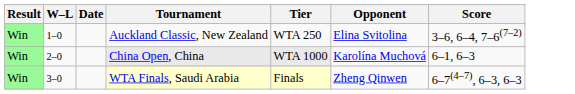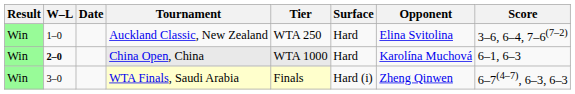+ column: (354, 14)
(54, 57) normal -> (54, 56) bold
